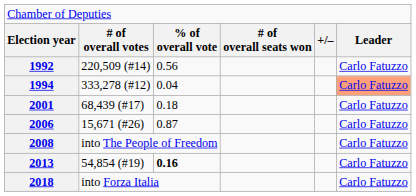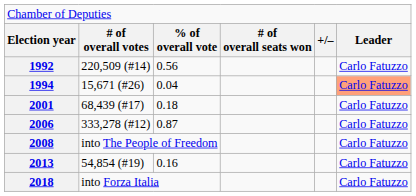(116, 85) 333,278 (#12) -> (113, 85) 15,671 (#26)
(113, 124) 15,671 (#26) -> (116, 124) 333,278 (#12)
(167, 162) bold -> (167, 162) normal
